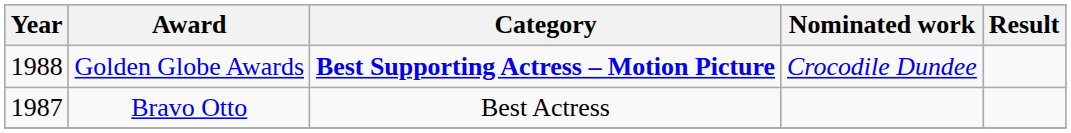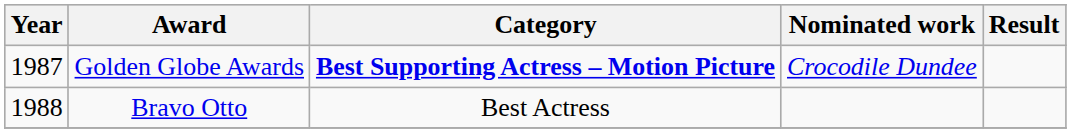(37, 66) 1988 -> (37, 66) 1987
(37, 107) 1987 -> (37, 107) 1988
